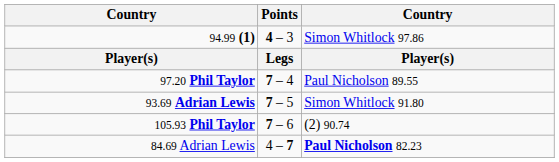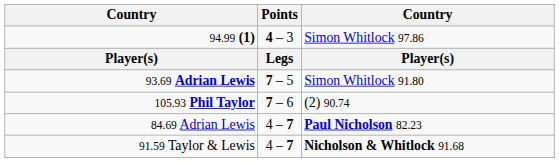- row: (208, 80)
+ row: (197, 146)
